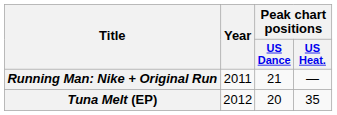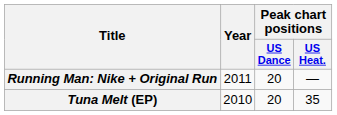(274, 79) 21 -> (274, 79) 20
(238, 99) 2012 -> (238, 99) 2010
